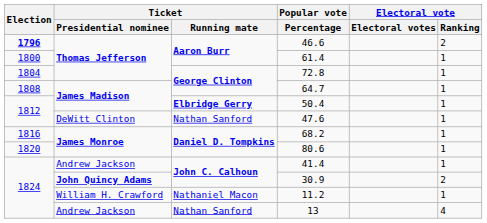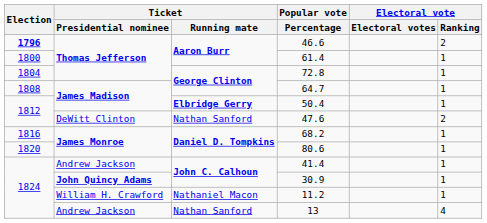(443, 119) 1 -> (443, 119) 2
(443, 180) 2 -> (443, 180) 1
